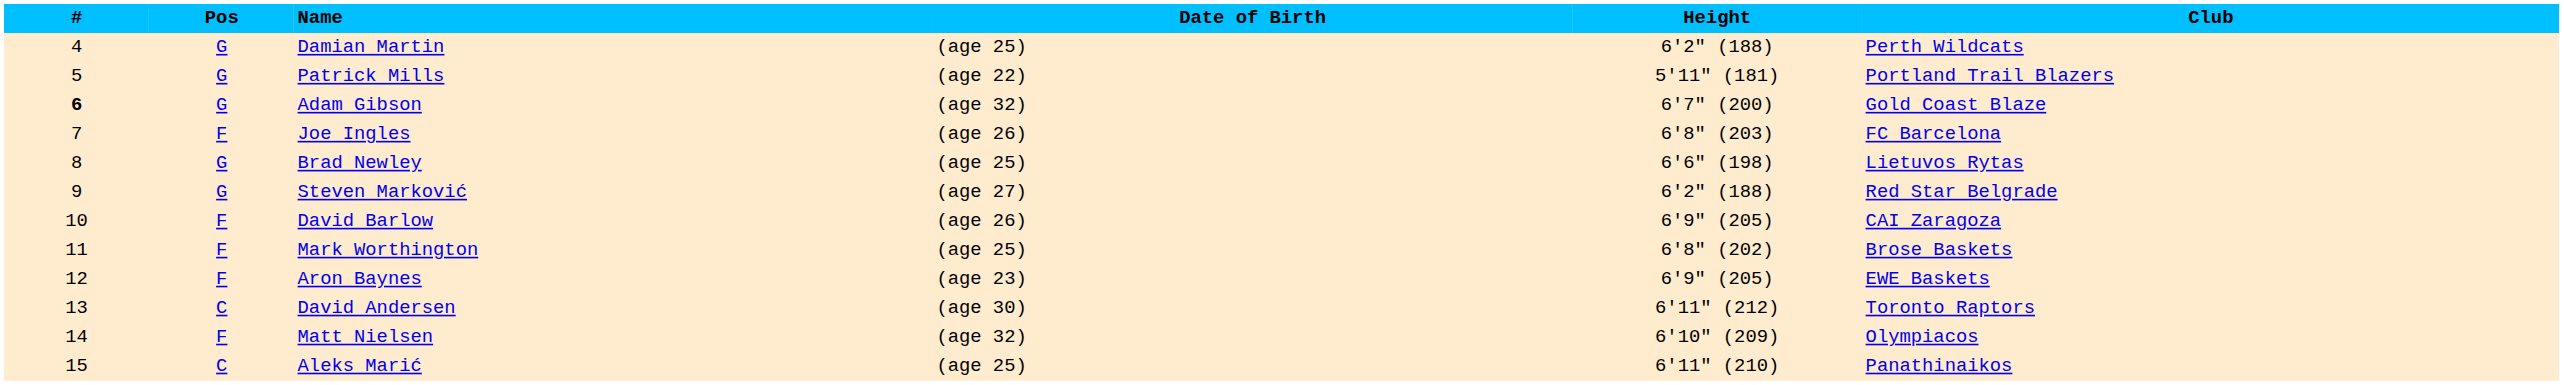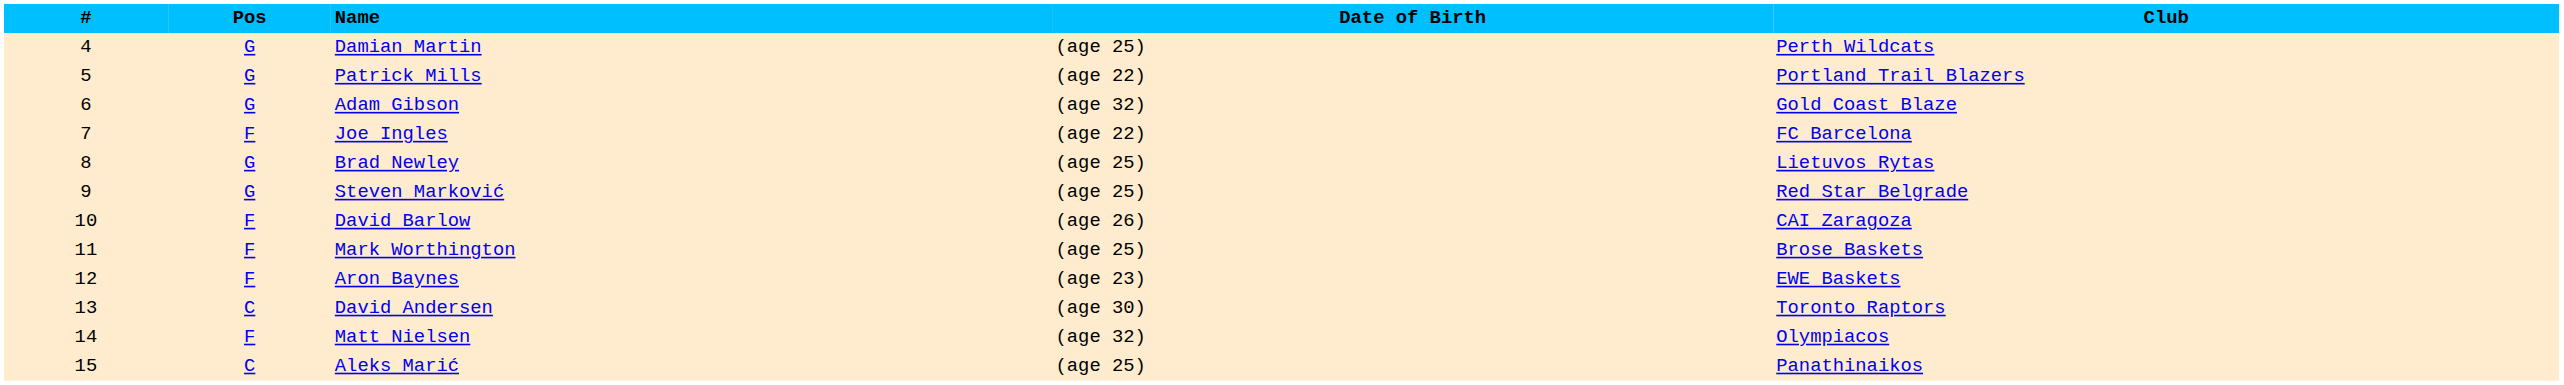- column: (1717, 18)
(77, 105) bold -> (86, 105) normal
(982, 134) (age 26) -> (1101, 134) (age 22)
(982, 192) (age 27) -> (1101, 192) (age 25)
